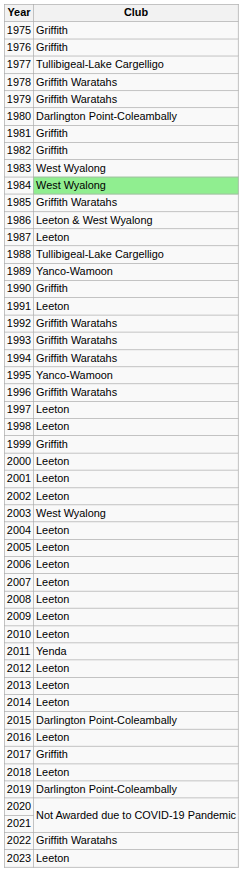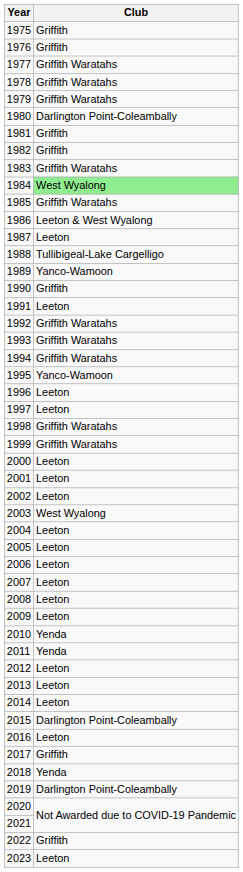(100, 64) Tullibigeal-Lake Cargelligo -> (77, 64) Griffith Waratahs
(71, 168) West Wyalong -> (77, 168) Griffith Waratahs
(77, 392) Griffith Waratahs -> (53, 392) Leeton
(53, 427) Leeton -> (77, 427) Griffith Waratahs
(52, 444) Griffith -> (77, 444) Griffith Waratahs
(53, 634) Leeton -> (51, 634) Yenda
(53, 772) Leeton -> (51, 772) Yenda
(77, 841) Griffith Waratahs -> (52, 841) Griffith
